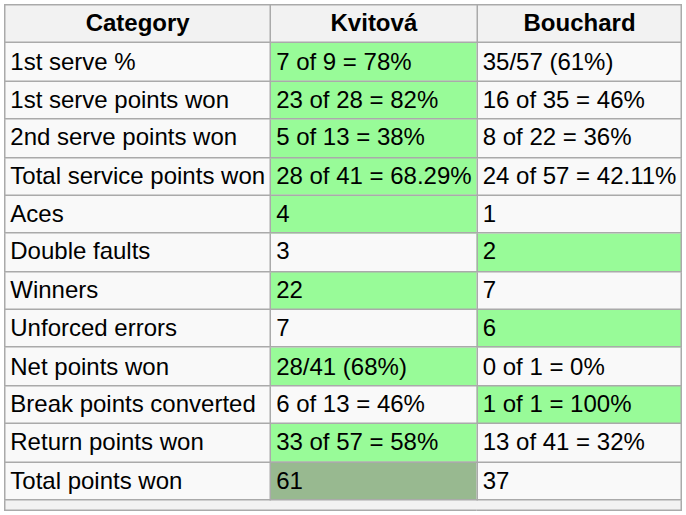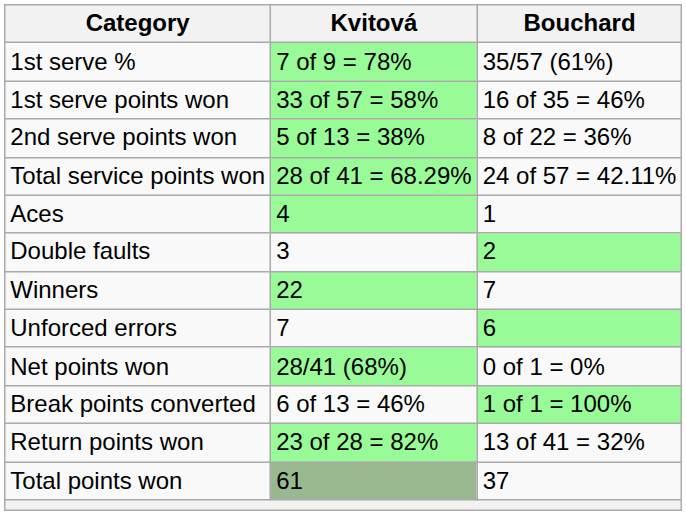(357, 99) 23 of 28 = 82% -> (357, 99) 33 of 57 = 58%
(357, 442) 33 of 57 = 58% -> (357, 442) 23 of 28 = 82%
